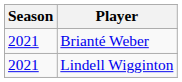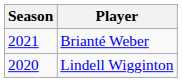(23, 65) 2021 -> (23, 65) 2020
